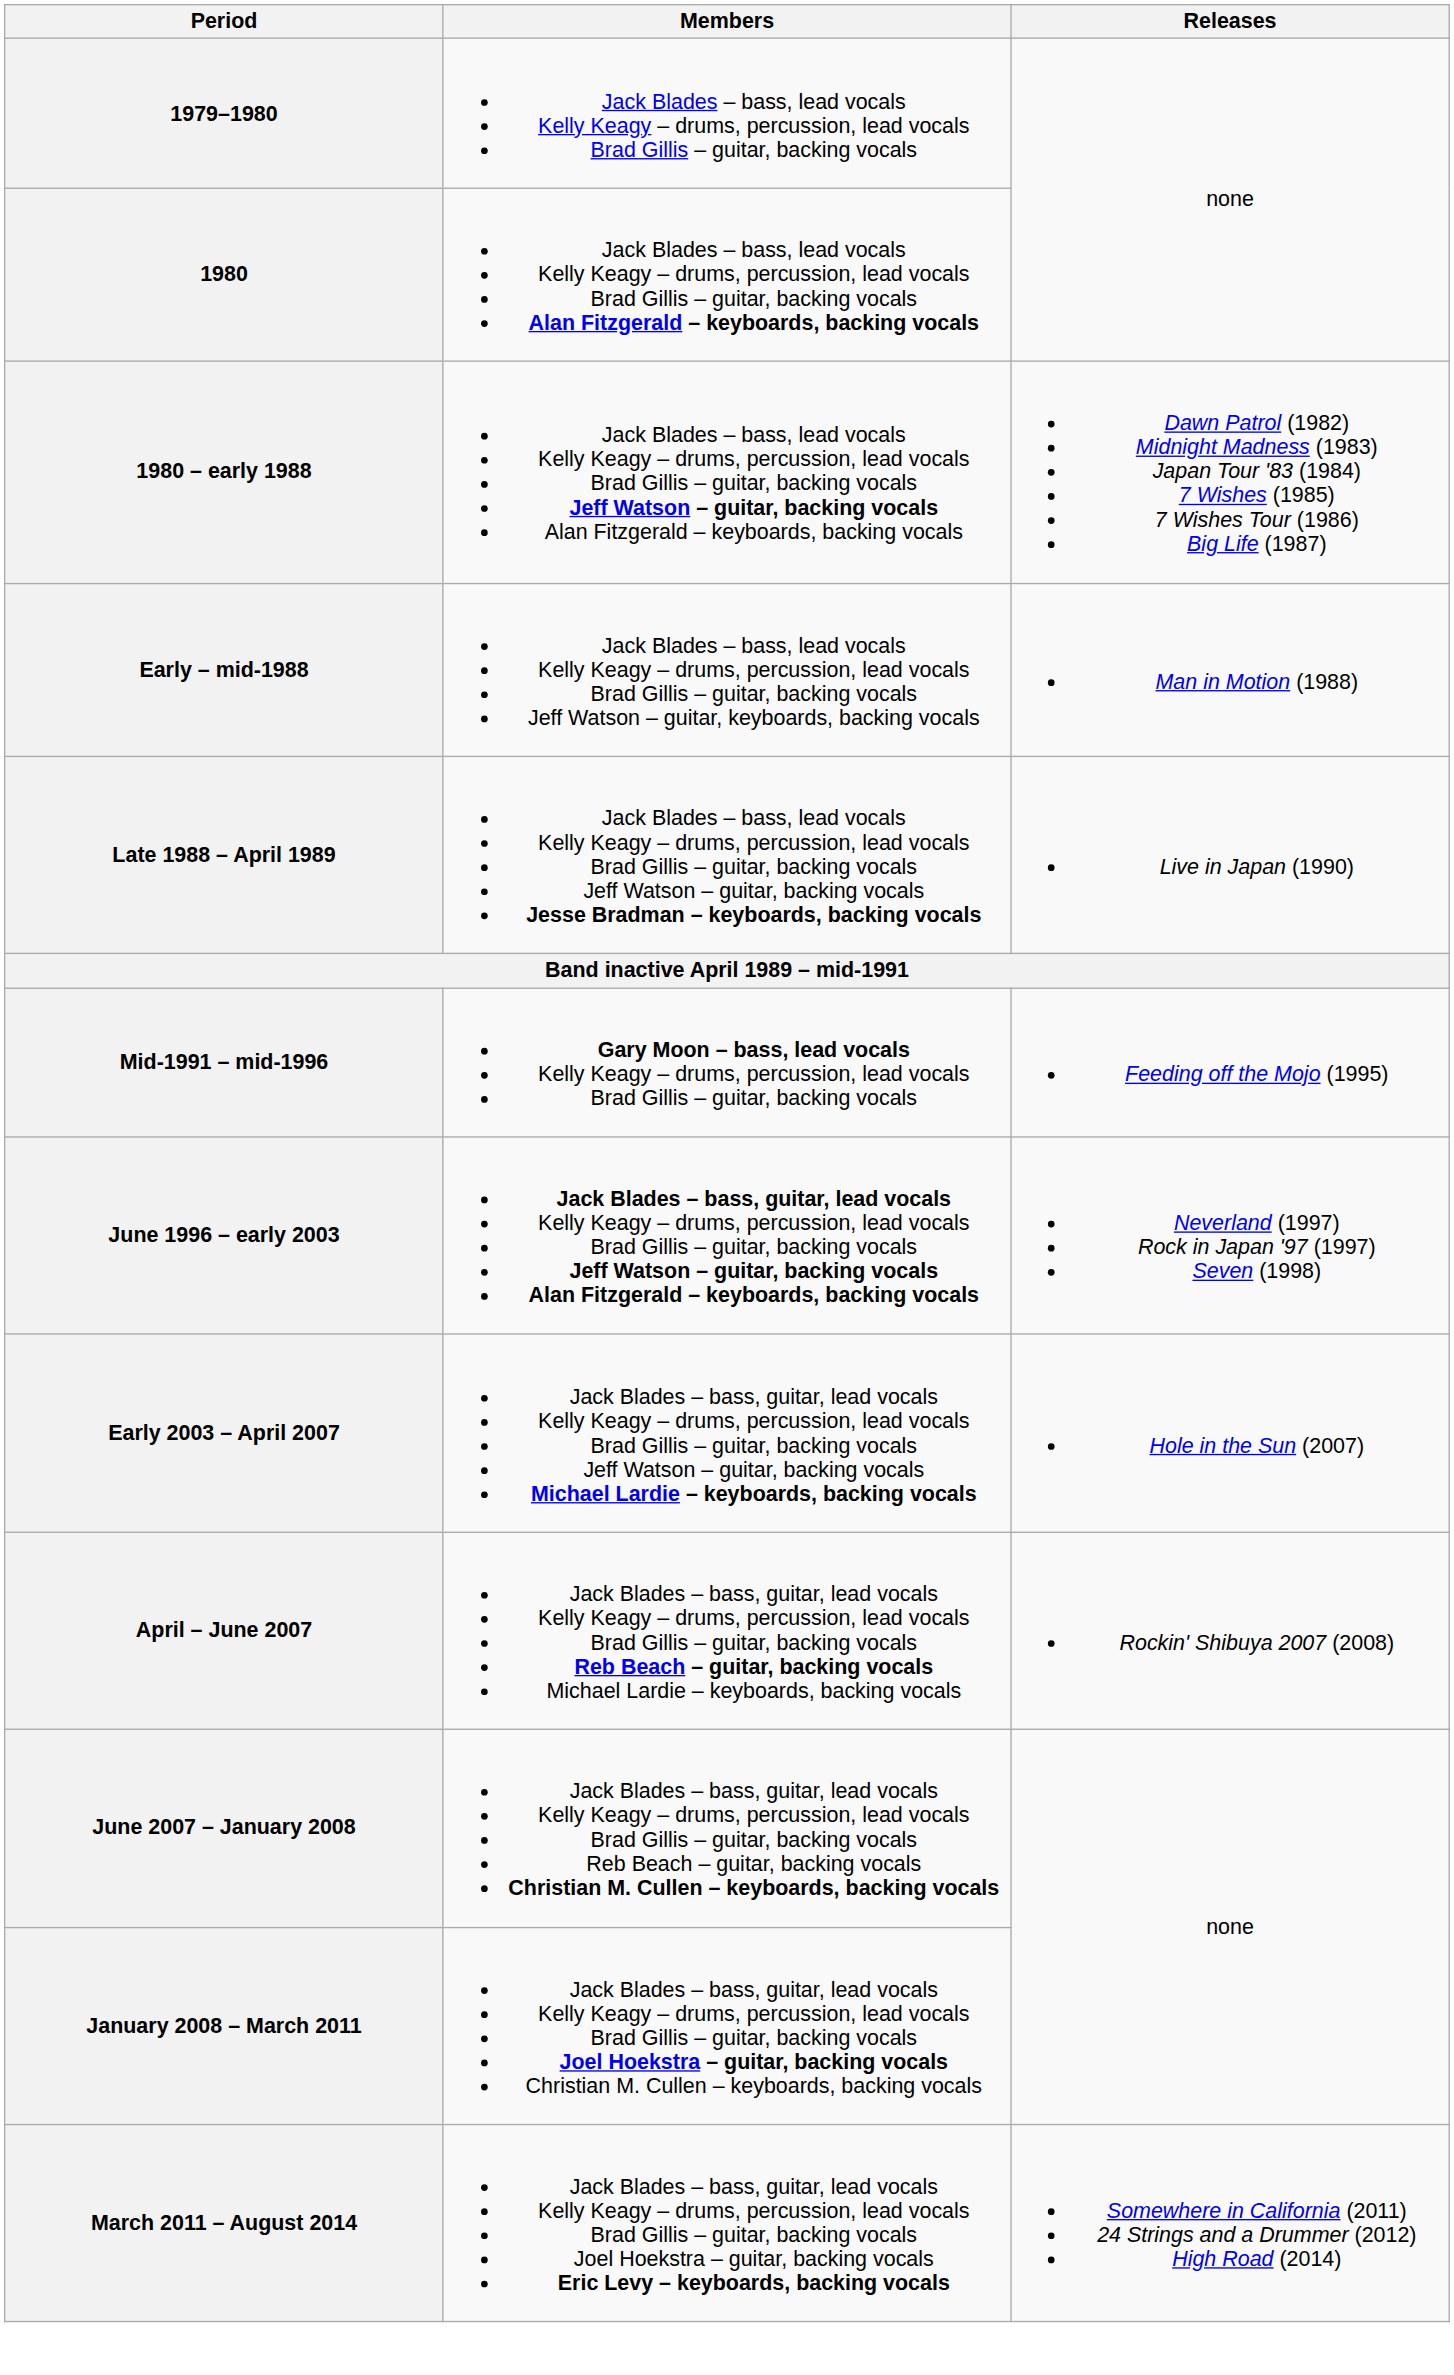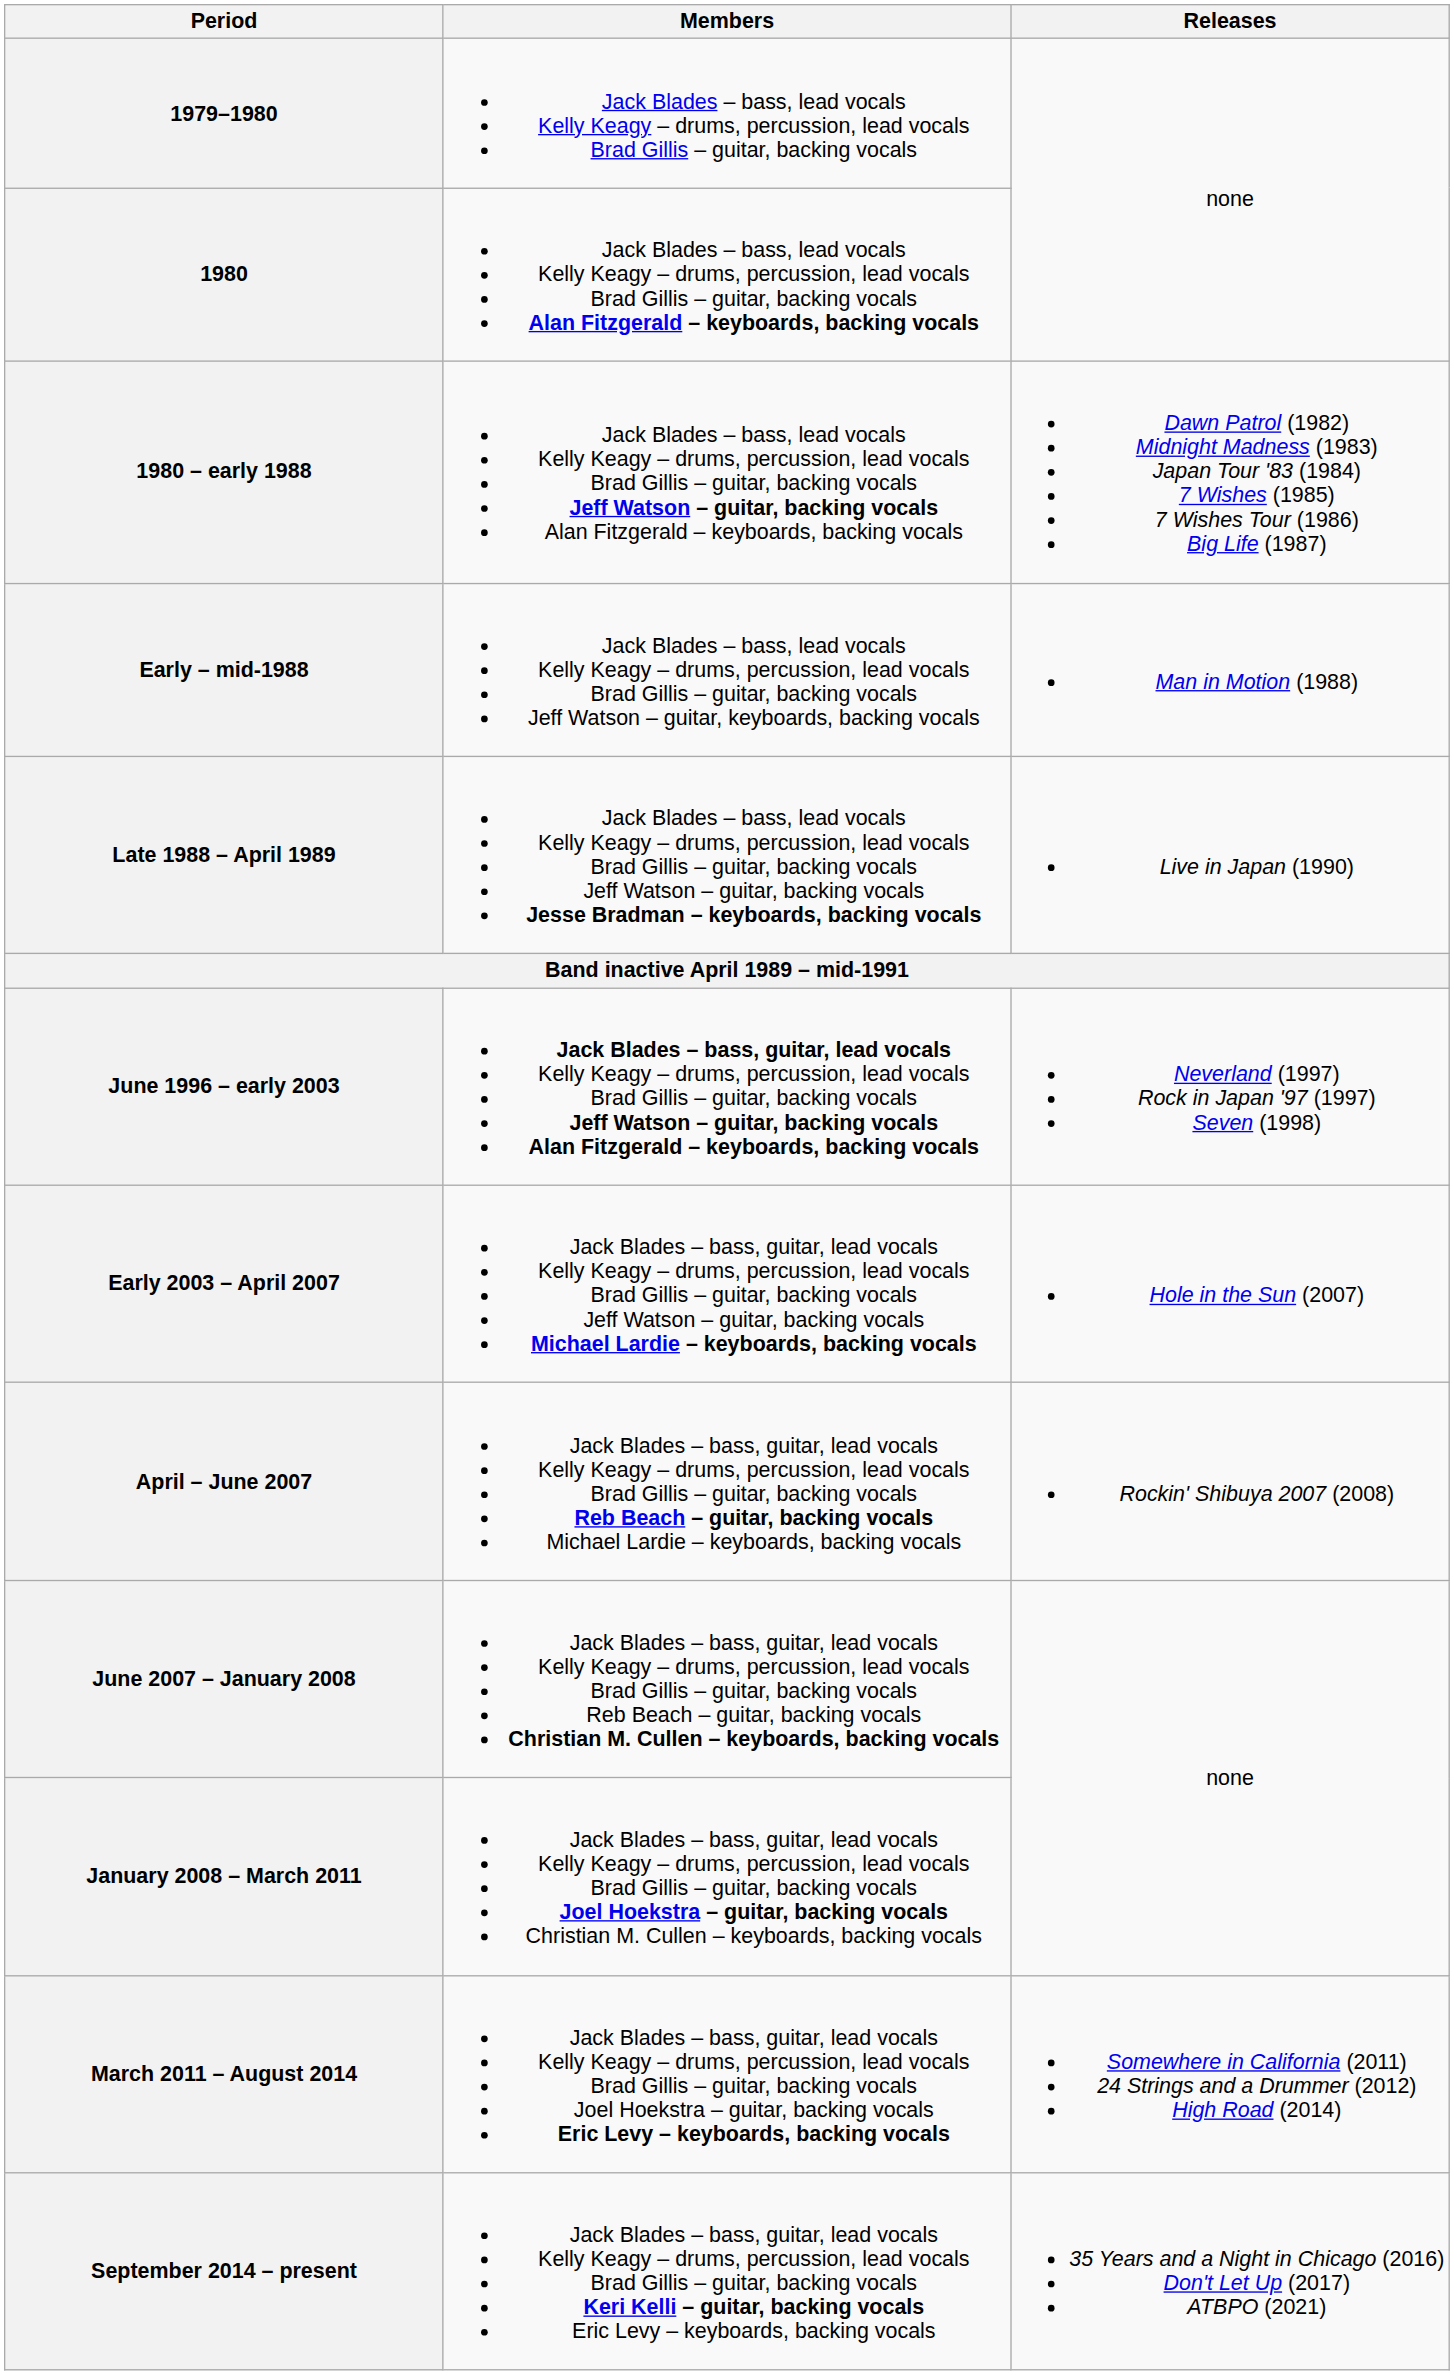- row: (224, 1062)
+ row: (224, 2271)
